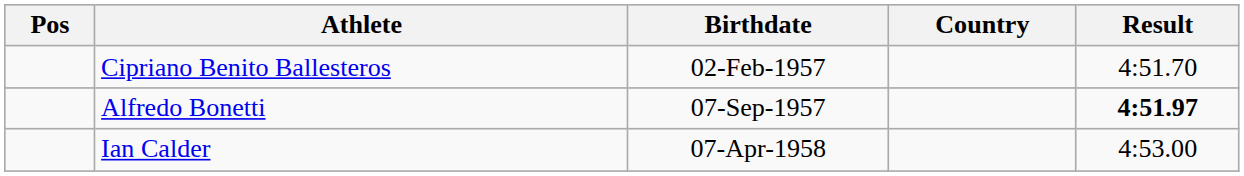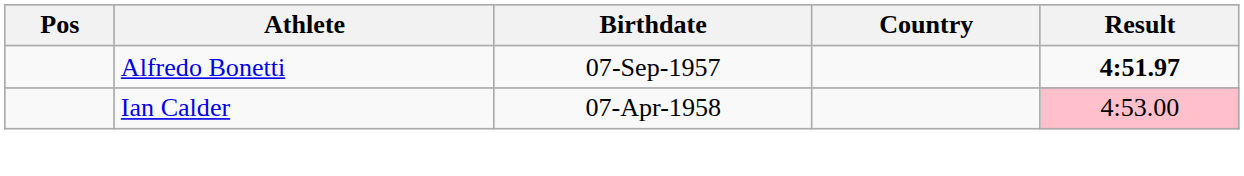- row: (246, 66)
(1158, 149) no background -> (1140, 107) pink background
